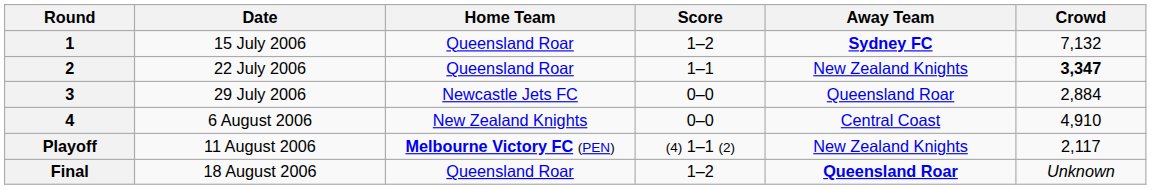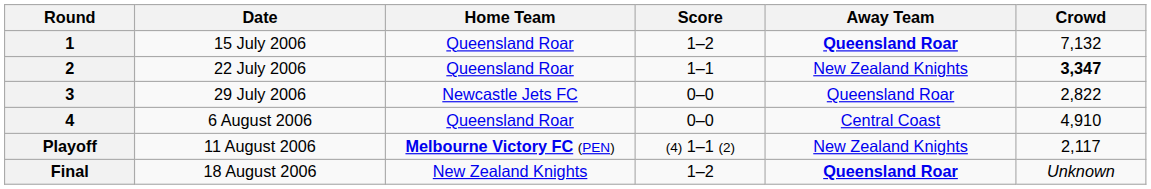(891, 44) Sydney FC -> (891, 44) Queensland Roar
(1081, 95) 2,884 -> (1081, 95) 2,822
(510, 121) New Zealand Knights -> (510, 121) Queensland Roar
(510, 172) Queensland Roar -> (510, 172) New Zealand Knights
